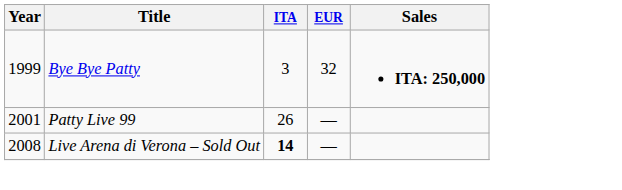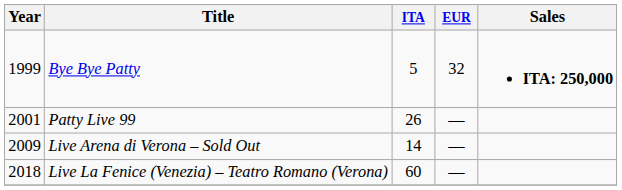(285, 68) 3 -> (413, 68) 5
(25, 146) 2008 -> (25, 146) 2009
(285, 146) bold -> (413, 146) normal
+ row: (218, 171)
